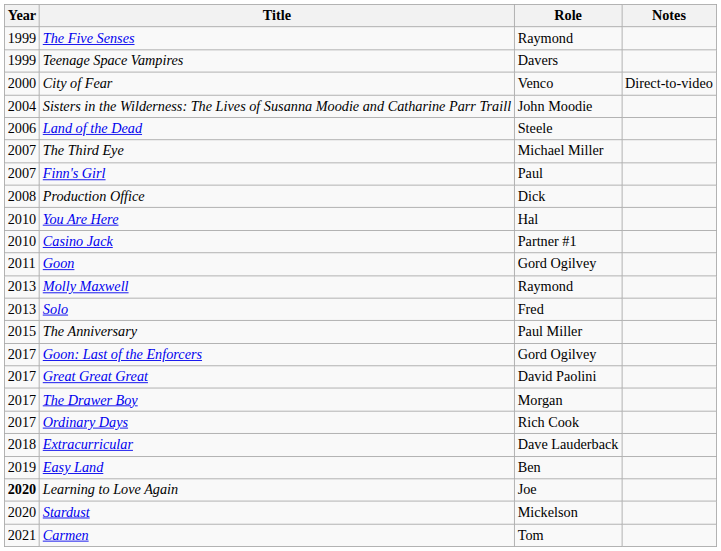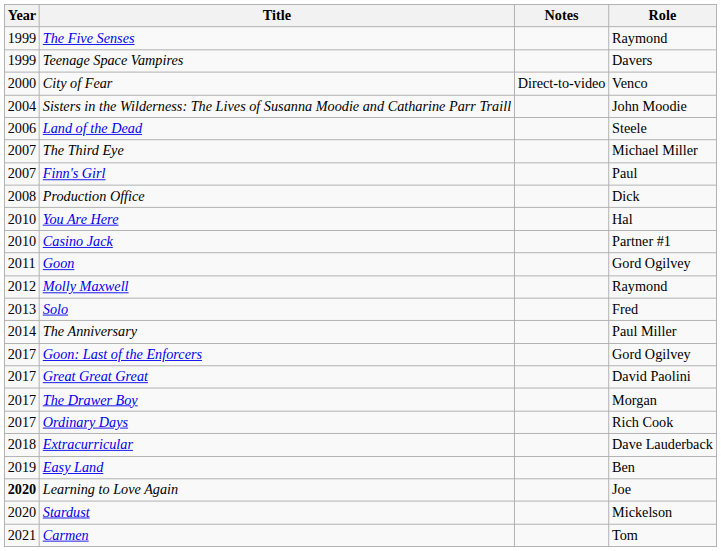columns swapped: (568, 15) <-> (669, 15)
(22, 286) 2013 -> (22, 286) 2012
(22, 331) 2015 -> (22, 331) 2014
